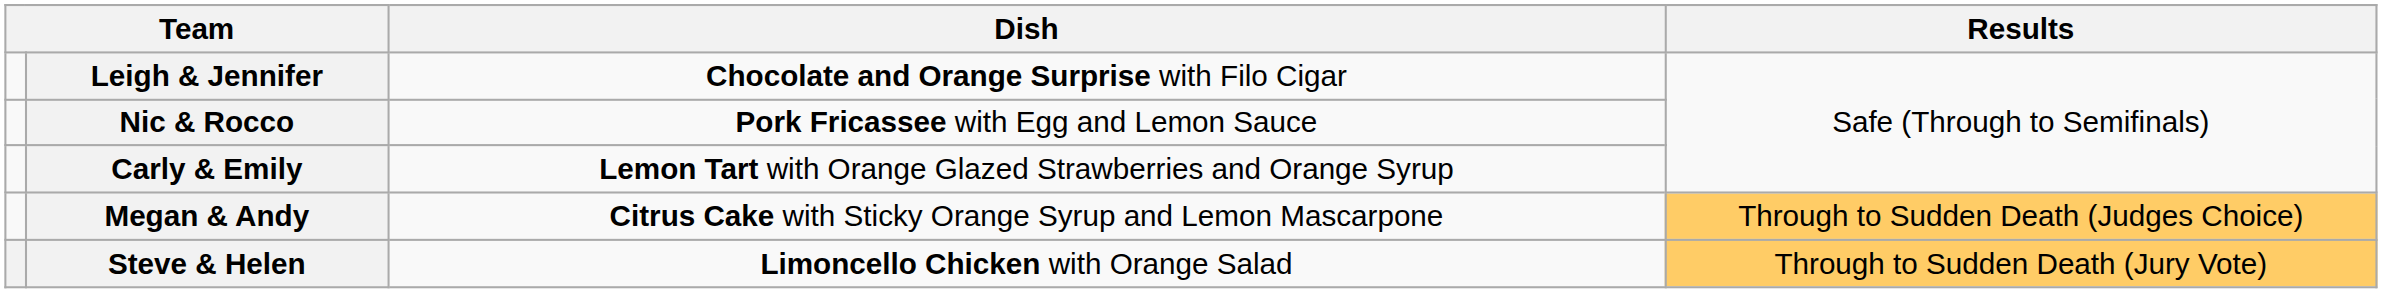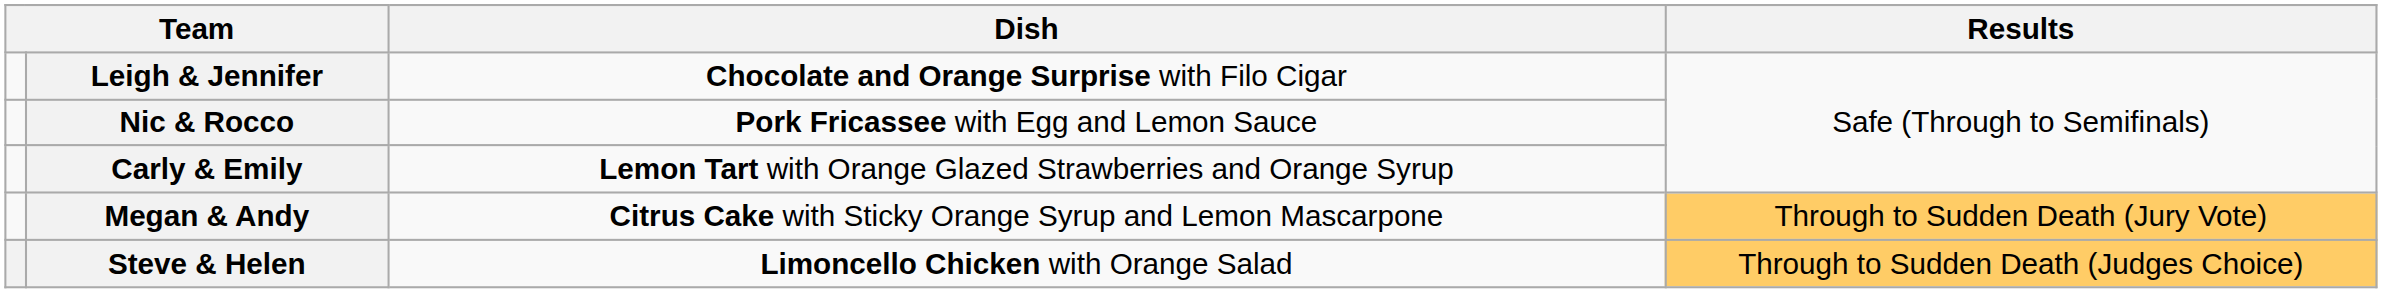(2021, 216) Through to Sudden Death (Judges Choice) -> (2021, 216) Through to Sudden Death (Jury Vote)
(2021, 263) Through to Sudden Death (Jury Vote) -> (2021, 263) Through to Sudden Death (Judges Choice)
